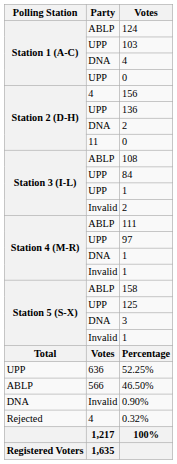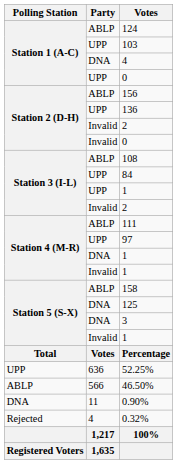(91, 93) 4 -> (101, 93) ABLP
(99, 126) DNA -> (103, 126) Invalid
(93, 142) 11 -> (103, 142) Invalid
(98, 304) UPP -> (99, 304) DNA
(103, 402) Invalid -> (93, 402) 11
